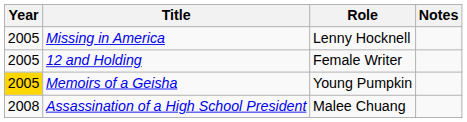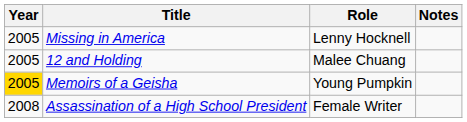(358, 60) Female Writer -> (359, 60) Malee Chuang
(359, 106) Malee Chuang -> (358, 106) Female Writer
